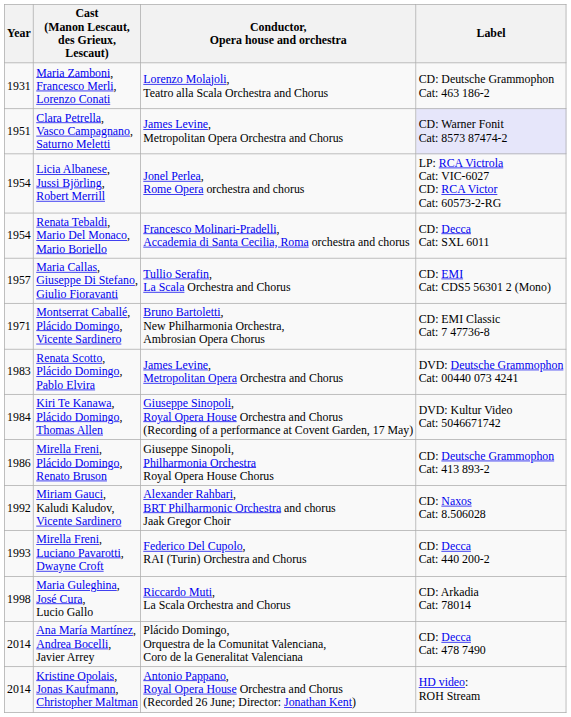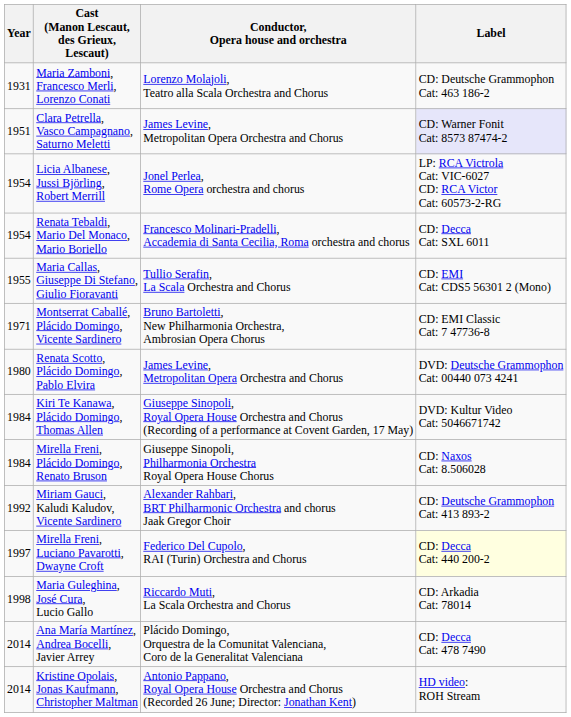(19, 280) 1957 -> (19, 280) 1955
(19, 371) 1983 -> (19, 371) 1980
(19, 462) 1986 -> (19, 462) 1984
(486, 462) CD: Deutsche Grammophon Cat: 413 893-2 -> (452, 462) CD: Naxos Cat: 8.506028
(452, 508) CD: Naxos Cat: 8.506028 -> (486, 508) CD: Deutsche Grammophon Cat: 413 893-2
(19, 553) 1993 -> (19, 553) 1997
(454, 553) no background -> (454, 553) lightyellow background
